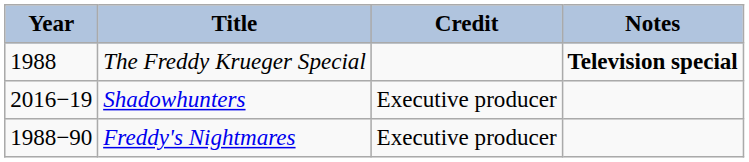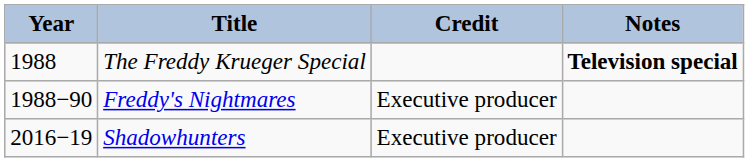rows swapped: (199, 138) <-> (174, 99)
